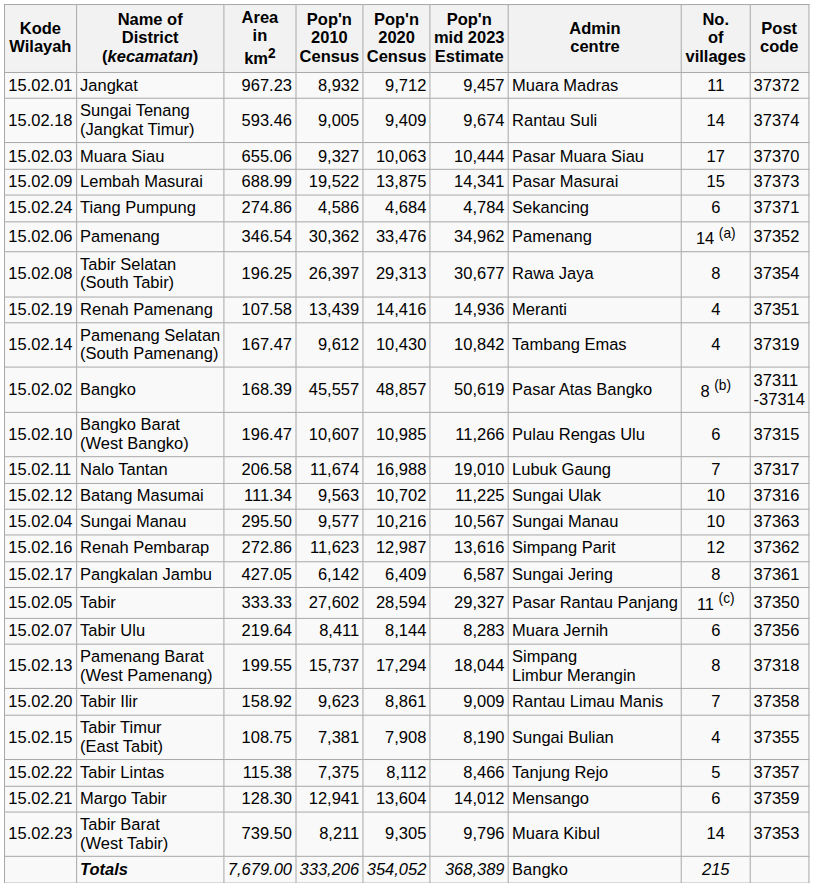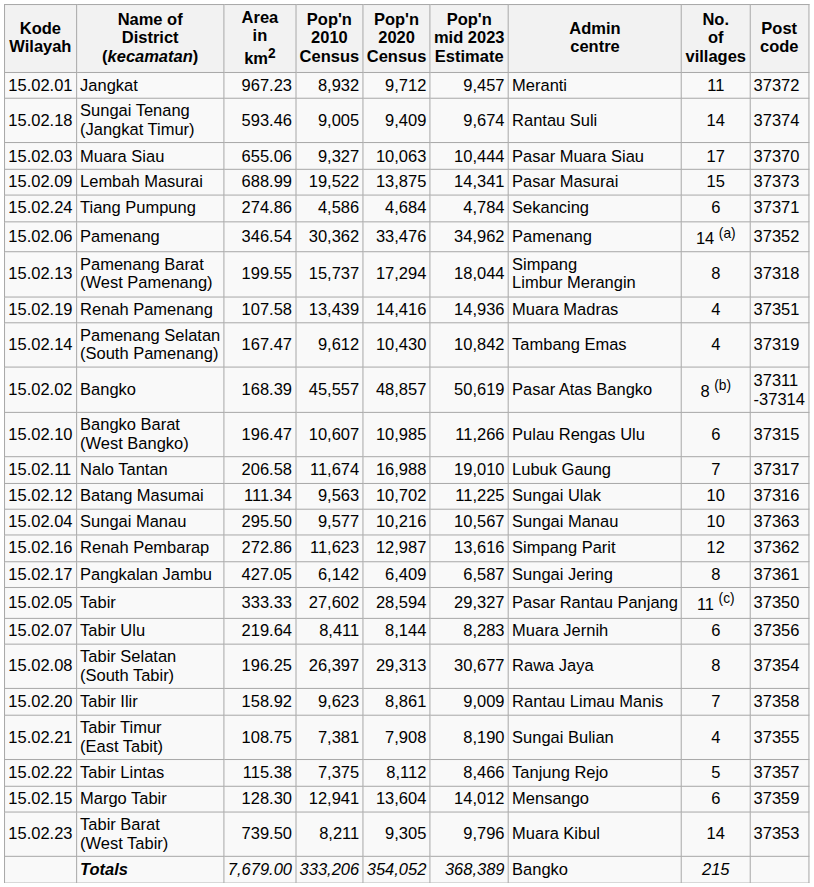(565, 85) Muara Madras -> (540, 85) Meranti
rows swapped: (146, 666) <-> (128, 274)
(540, 309) Meranti -> (565, 309) Muara Madras
(40, 737) 15.02.15 -> (40, 737) 15.02.21
(40, 798) 15.02.21 -> (40, 798) 15.02.15
